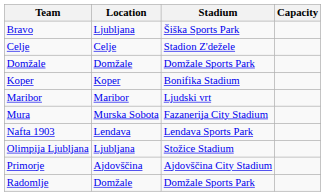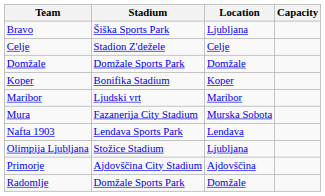columns swapped: (126, 13) <-> (218, 13)
